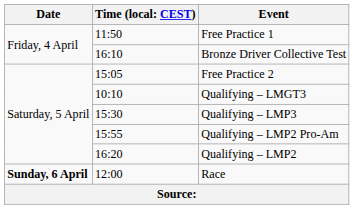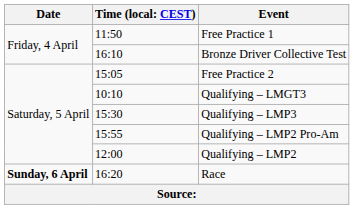(109, 154) 16:20 -> (109, 154) 12:00
(109, 174) 12:00 -> (109, 174) 16:20
